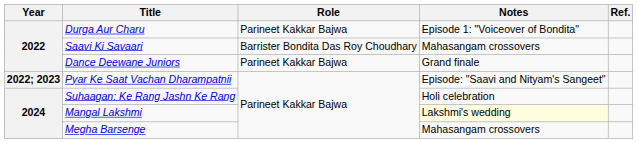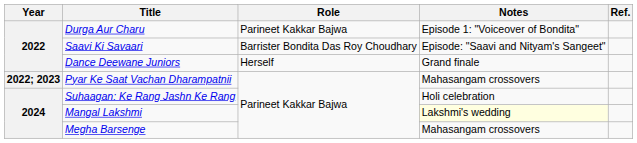(481, 46) Mahasangam crossovers -> (514, 46) Episode: "Saavi and Nityam's Sangeet"
(294, 63) Parineet Kakkar Bajwa -> (257, 63) Herself
(514, 79) Episode: "Saavi and Nityam's Sangeet" -> (481, 79) Mahasangam crossovers
